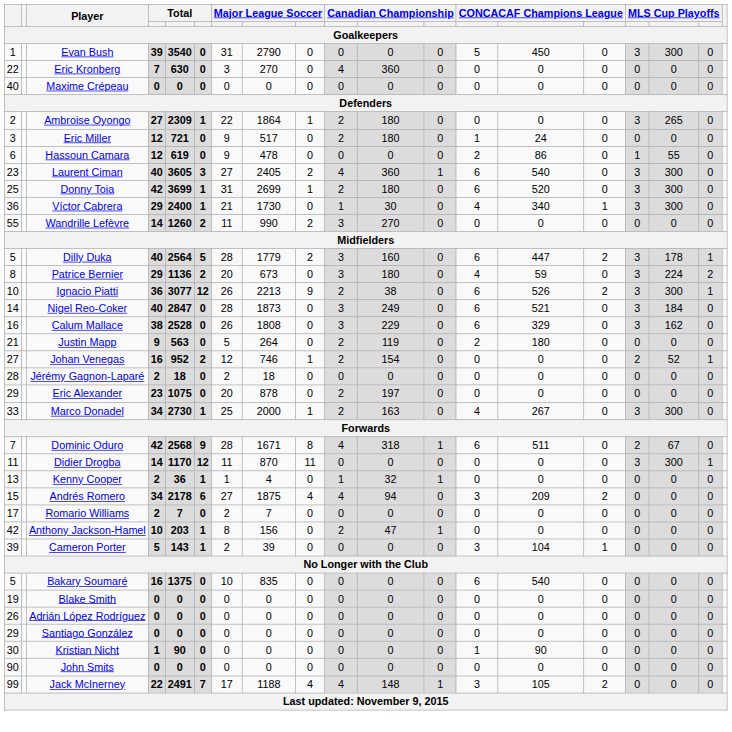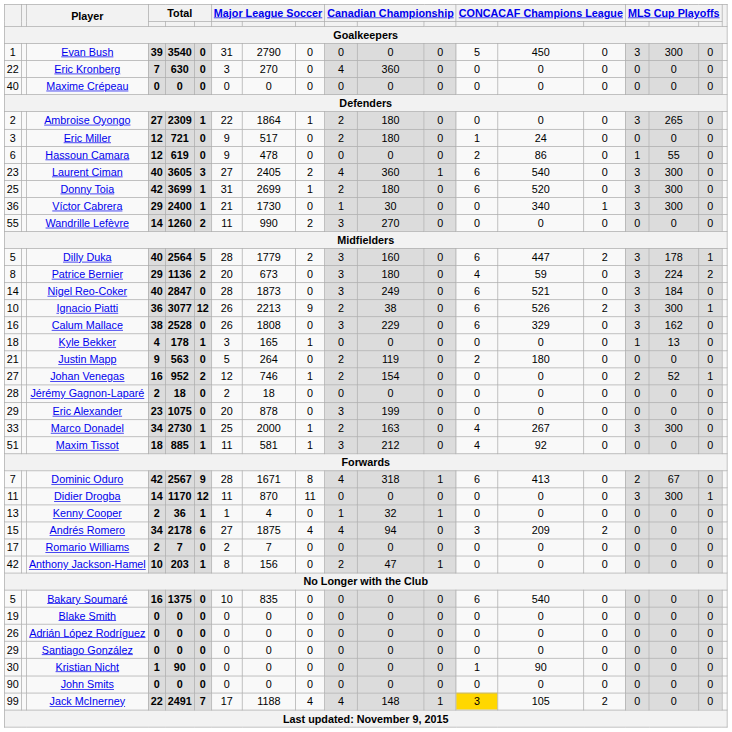(477, 206) 4 -> (477, 206) 0
rows swapped: (87, 291) <-> (87, 309)
+ row: (87, 343)
(341, 394) 2 -> (341, 411) 3
(391, 394) 197 -> (391, 411) 199
+ row: (87, 445)
(180, 445) 2568 -> (180, 479) 2567
(541, 445) 511 -> (541, 479) 413
- row: (87, 548)
(477, 684) no background -> (477, 701) gold background
